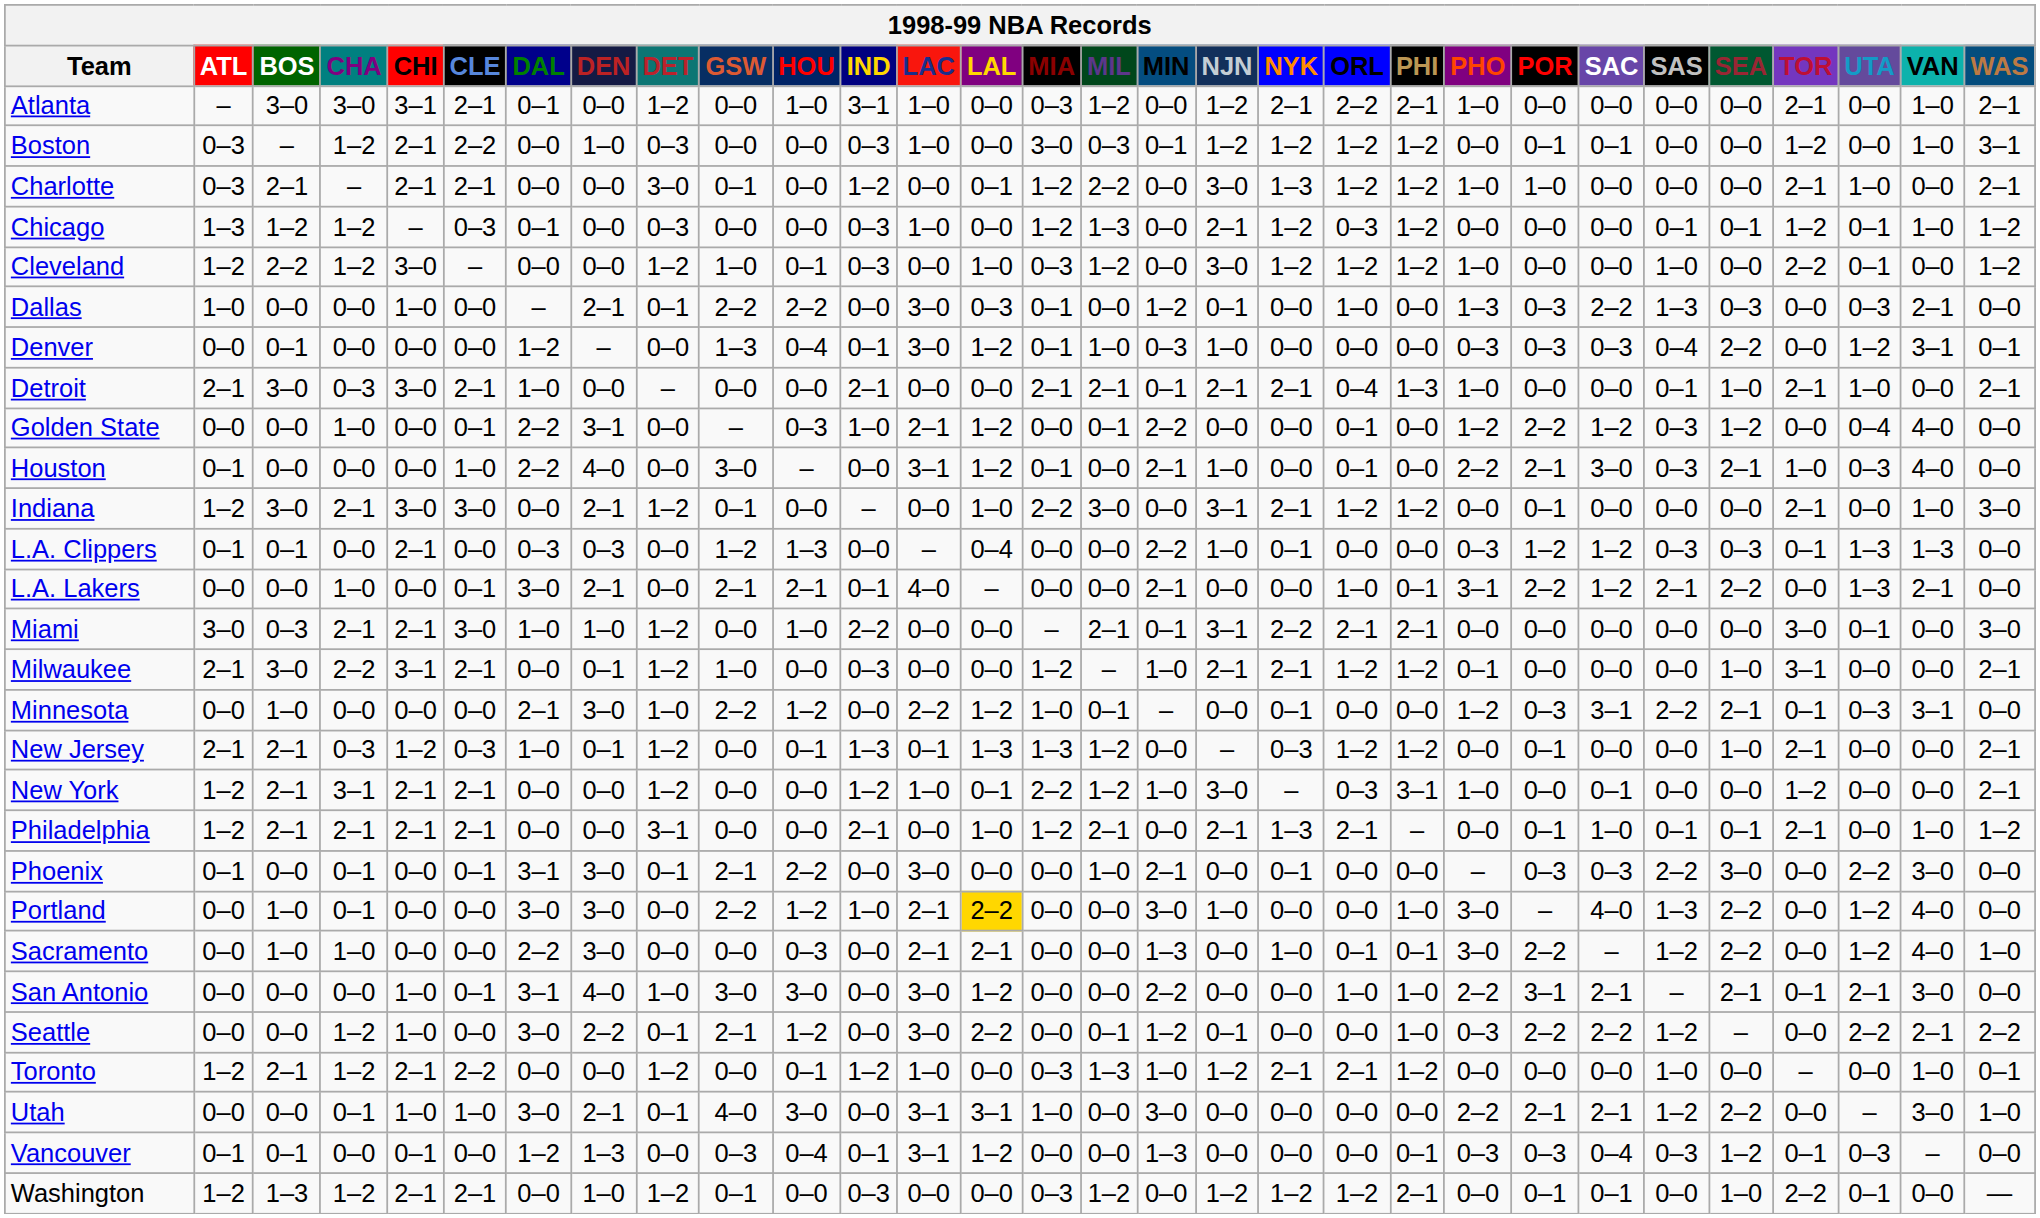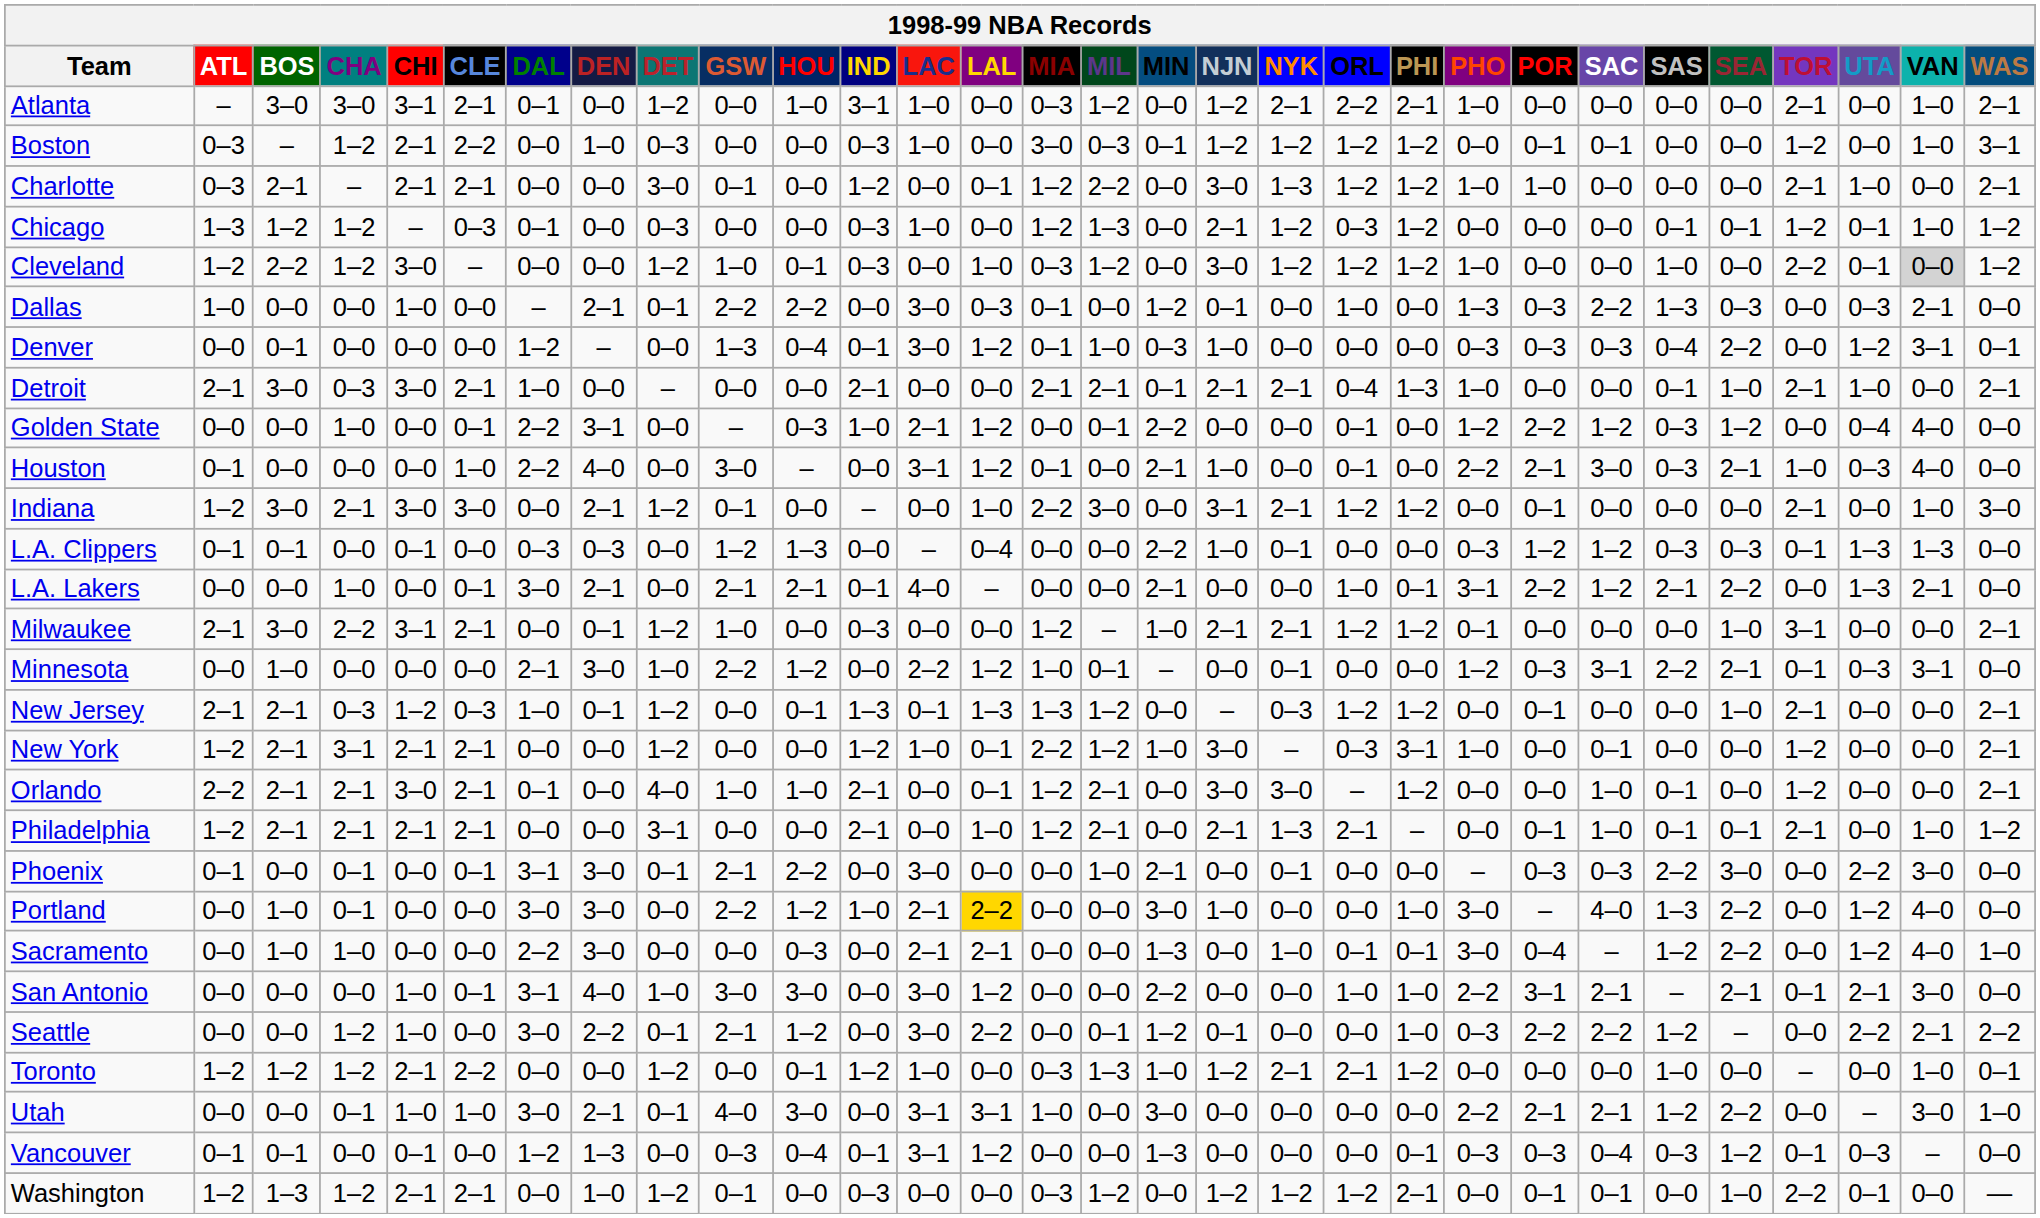(1933, 267) no background -> (1933, 267) lightgrey background
(416, 549) 2–1 -> (416, 549) 0–1
- row: (45, 629)
+ row: (56, 790)
(1545, 952) 2–2 -> (1545, 952) 0–4
(287, 1072) 2–1 -> (287, 1072) 1–2
